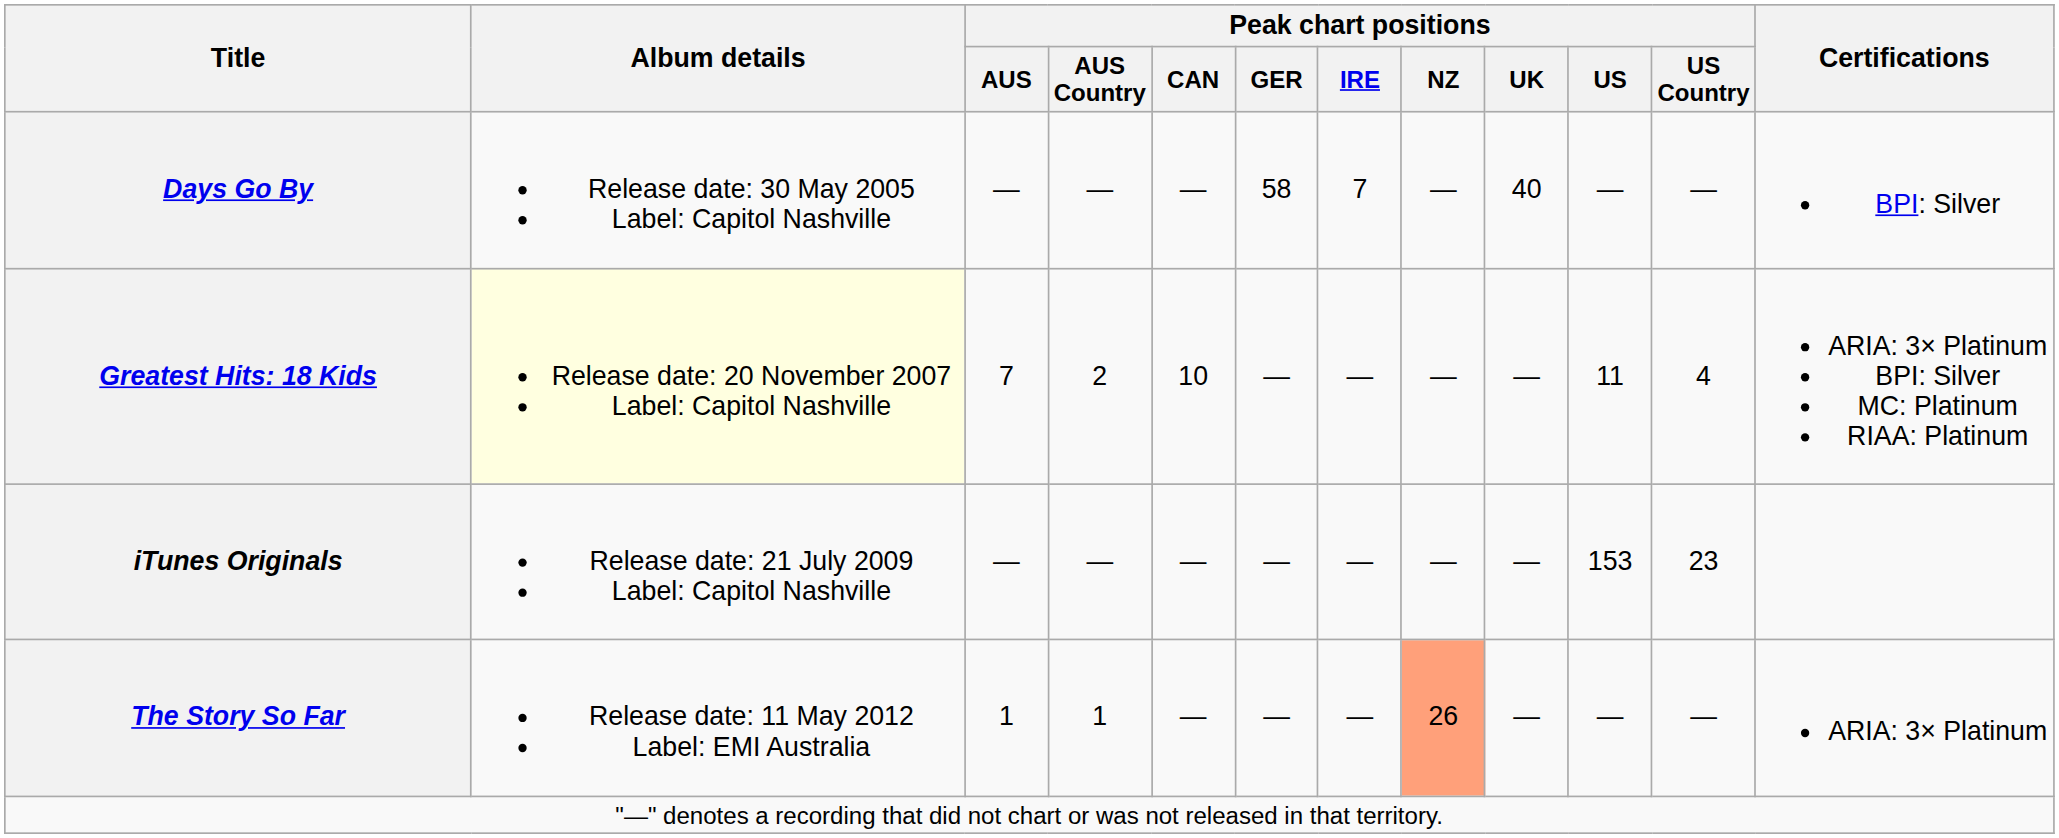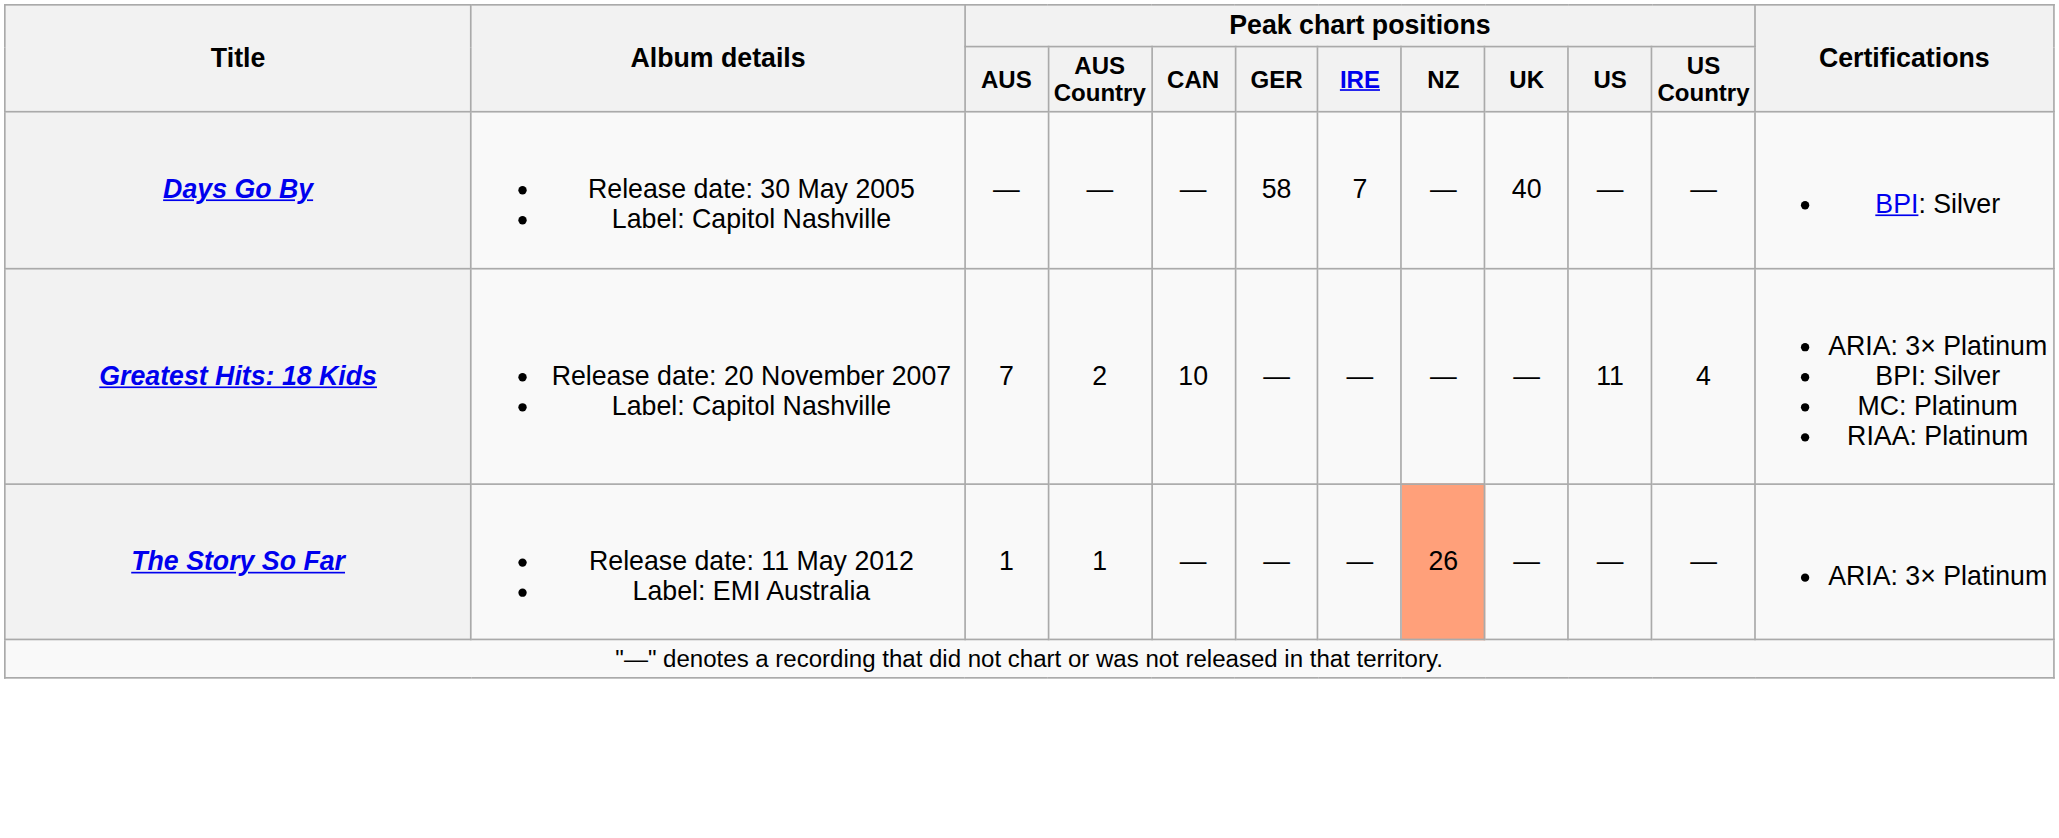(718, 391) lightyellow background -> (718, 391) no background
- row: (238, 561)
